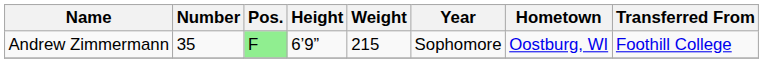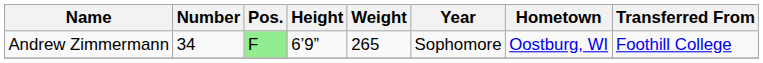(186, 44) 35 -> (186, 44) 34
(365, 44) 215 -> (365, 44) 265
